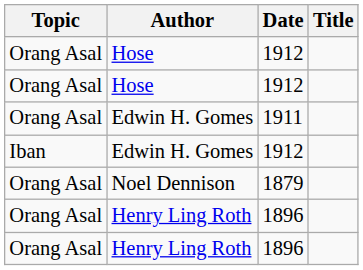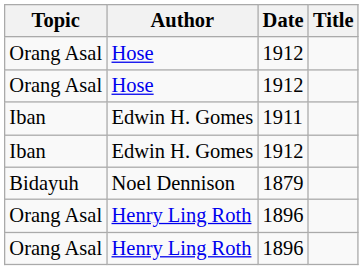(56, 118) Orang Asal -> (28, 118) Iban
(56, 183) Orang Asal -> (44, 183) Bidayuh
